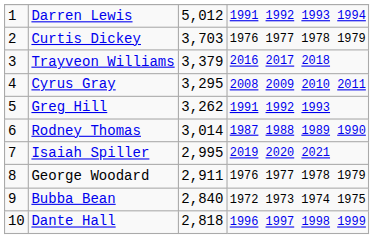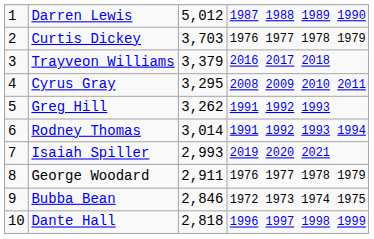(298, 16) 1991 1992 1993 1994 -> (298, 16) 1987 1988 1989 1990
(298, 130) 1987 1988 1989 1990 -> (298, 130) 1991 1992 1993 1994
(202, 153) 2,995 -> (202, 153) 2,993
(202, 199) 2,840 -> (202, 199) 2,846
